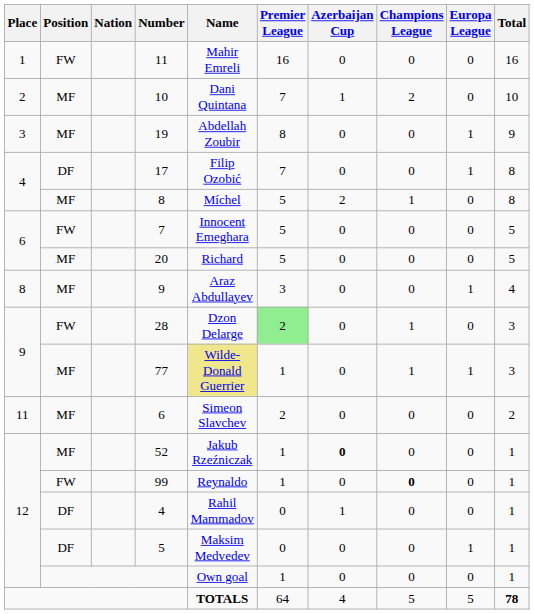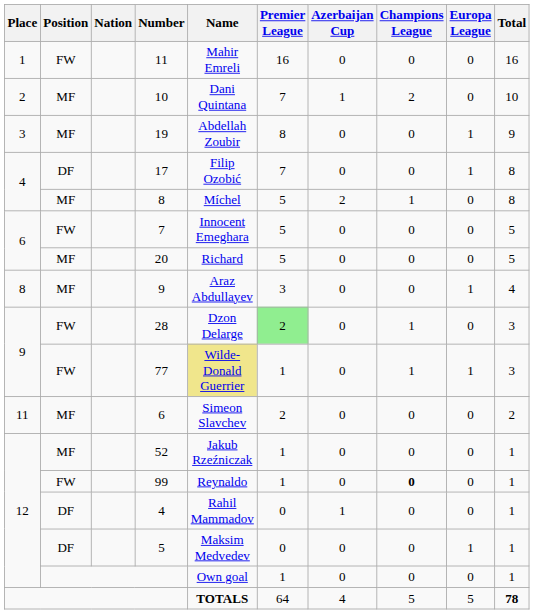(66, 370) MF -> (66, 370) FW
(342, 452) bold -> (342, 452) normal
